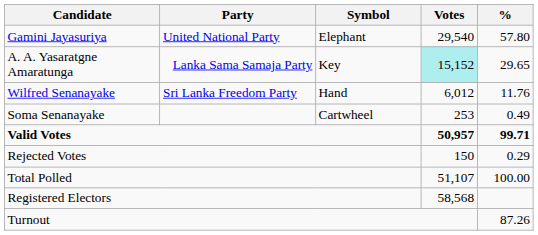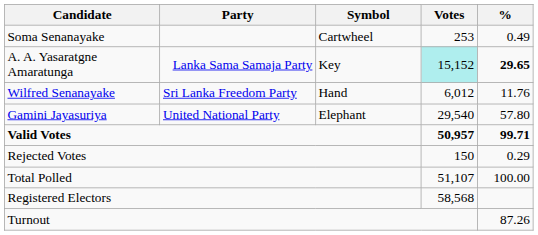rows swapped: (57, 36) <-> (56, 114)
(515, 64) normal -> (515, 64) bold
